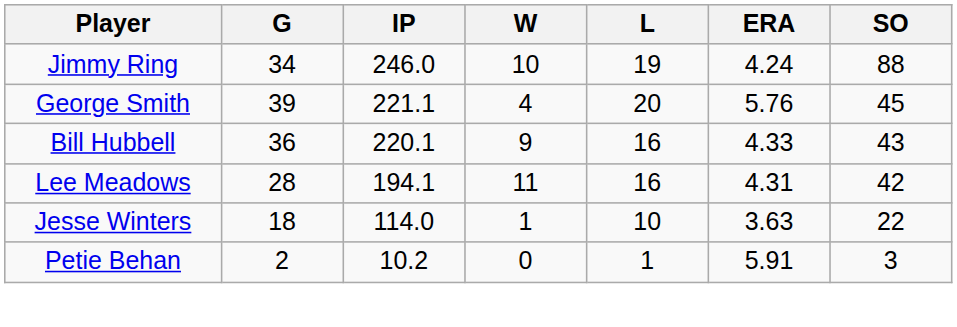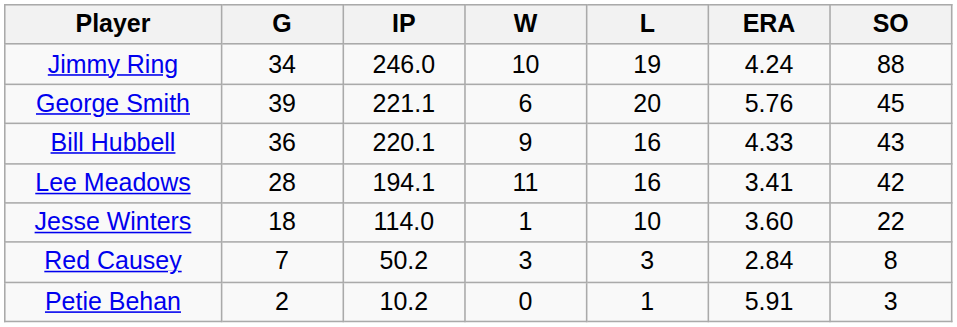(526, 103) 4 -> (526, 103) 6
(769, 182) 4.31 -> (769, 182) 3.41
(769, 222) 3.63 -> (769, 222) 3.60
+ row: (113, 261)
